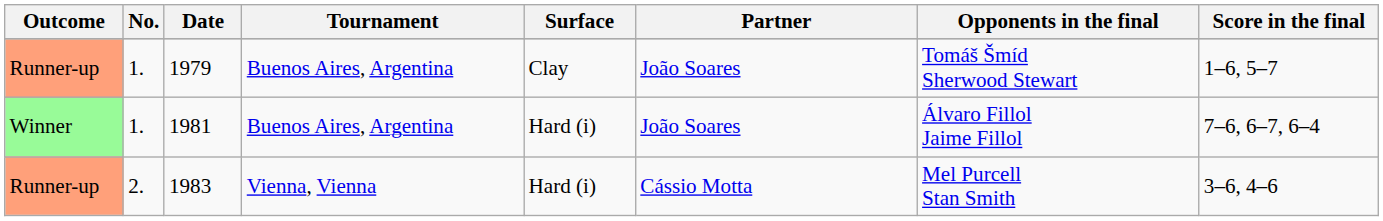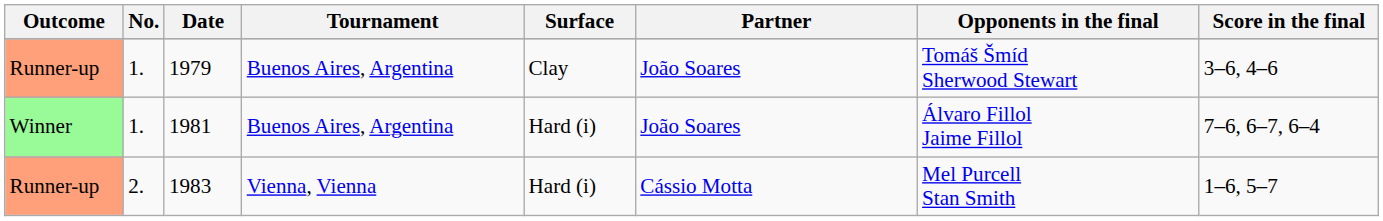(1241, 67) 1–6, 5–7 -> (1241, 67) 3–6, 4–6
(1241, 185) 3–6, 4–6 -> (1241, 185) 1–6, 5–7
